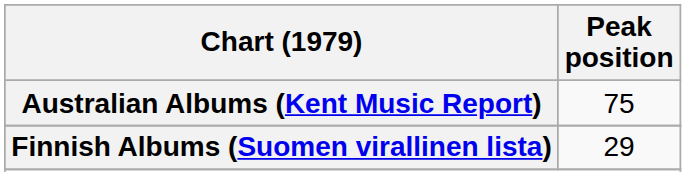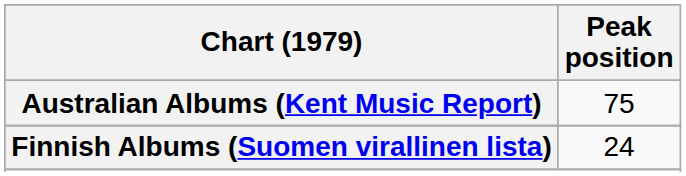(619, 147) 29 -> (619, 147) 24
